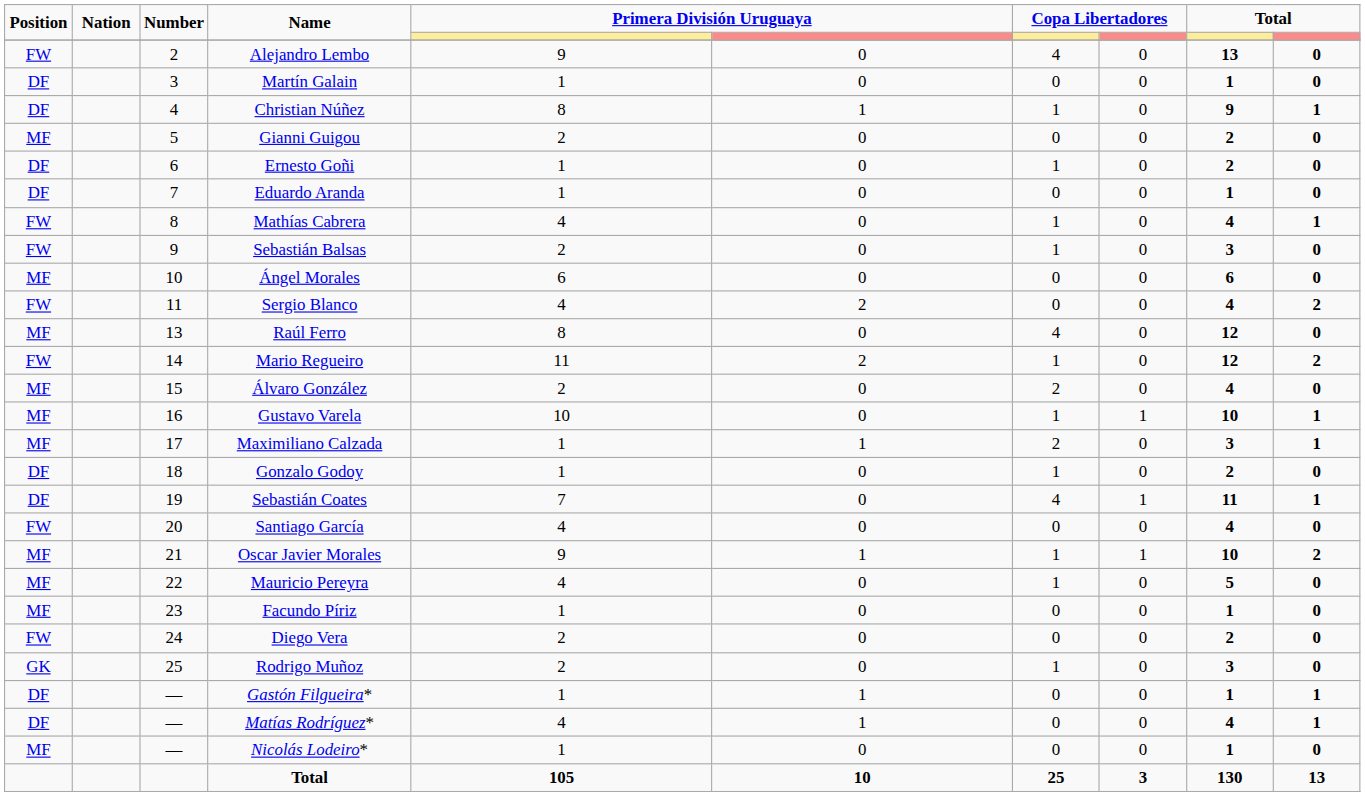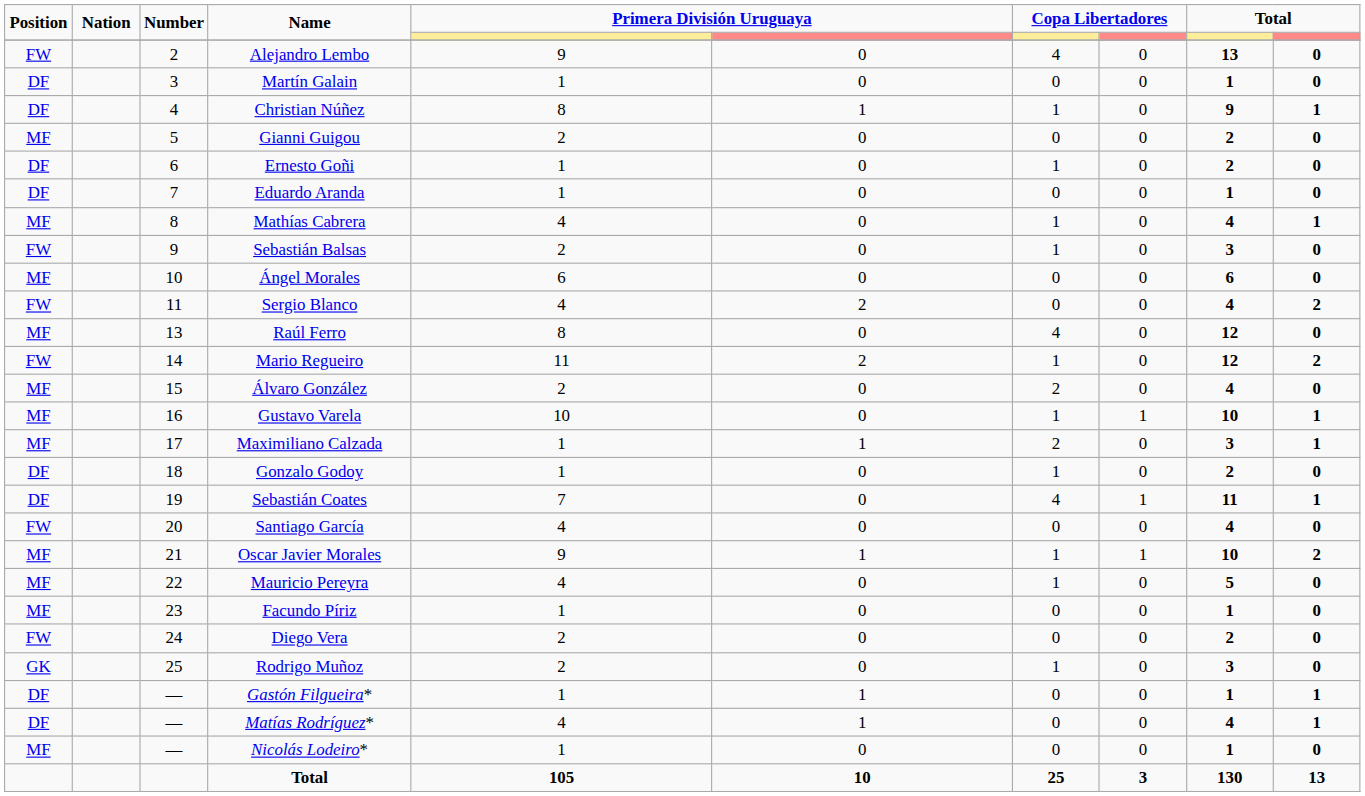(38, 221) FW -> (38, 221) MF
